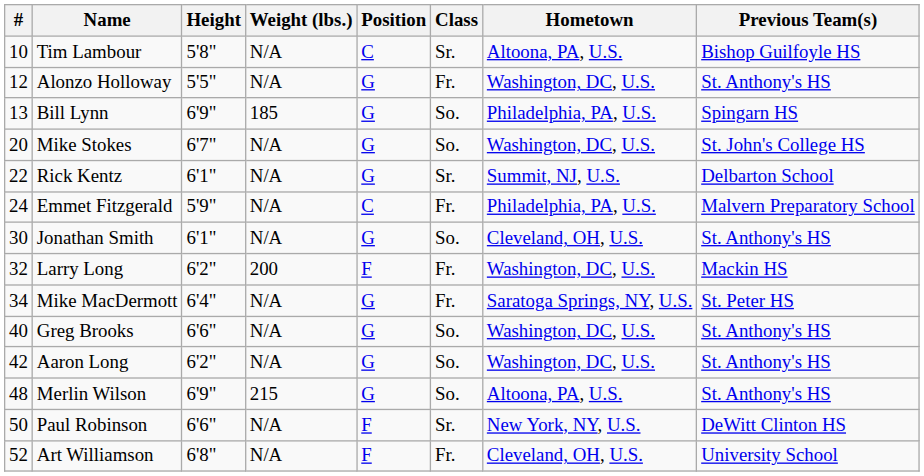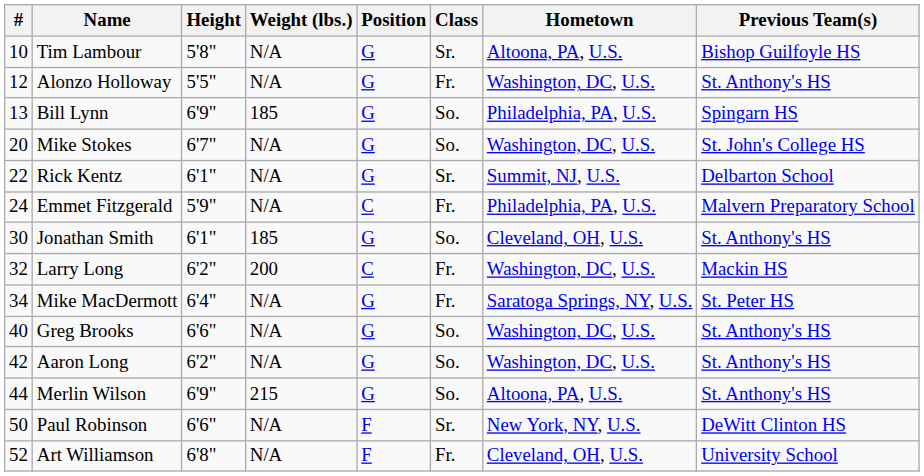(368, 51) C -> (368, 51) G
(266, 238) N/A -> (264, 238) 185
(367, 269) F -> (368, 269) C
(19, 393) 48 -> (19, 393) 44
